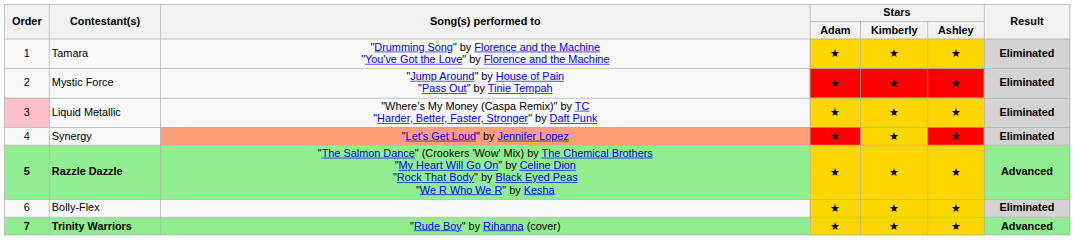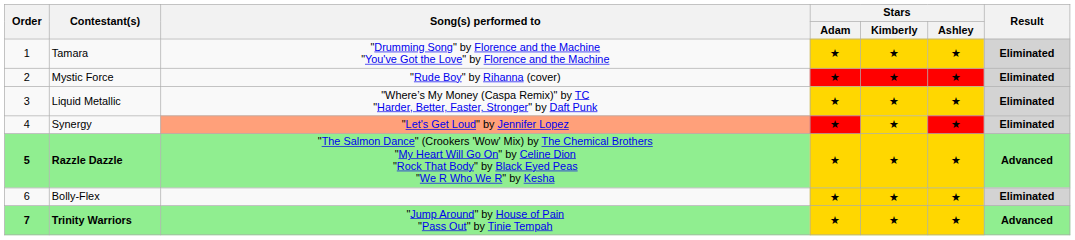(485, 83) "Jump Around" by House of Pain "Pass Out" by Tinie Tempah -> (485, 77) "Rude Boy" by Rihanna (cover)
(27, 112) pink background -> (27, 101) no background
(485, 226) "Rude Boy" by Rihanna (cover) -> (485, 220) "Jump Around" by House of Pain "Pass Out" by Tinie Tempah
